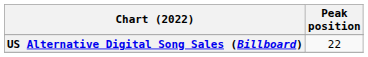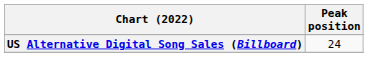(334, 44) 22 -> (334, 44) 24
